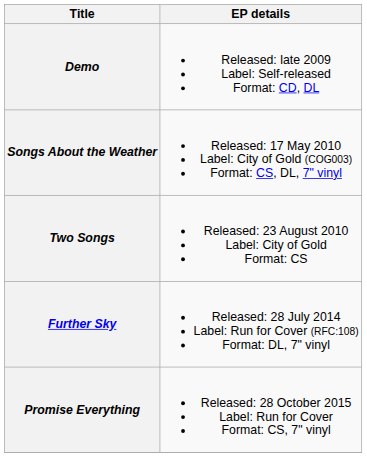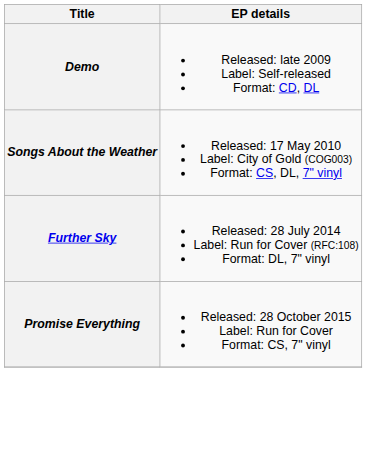- row: (82, 238)
